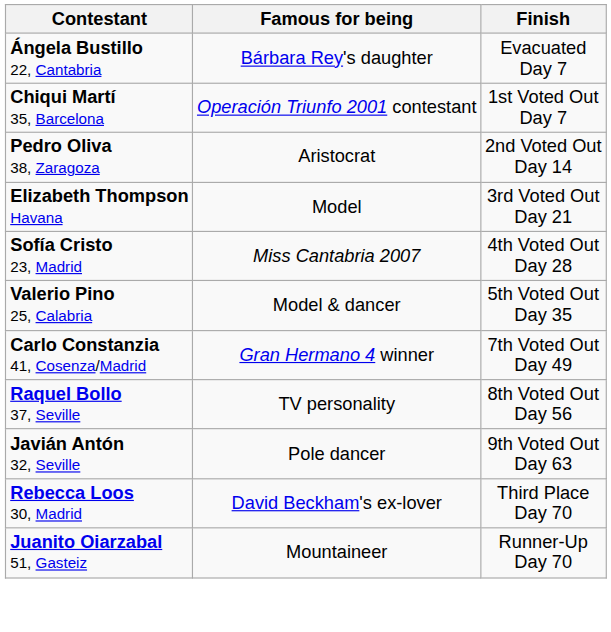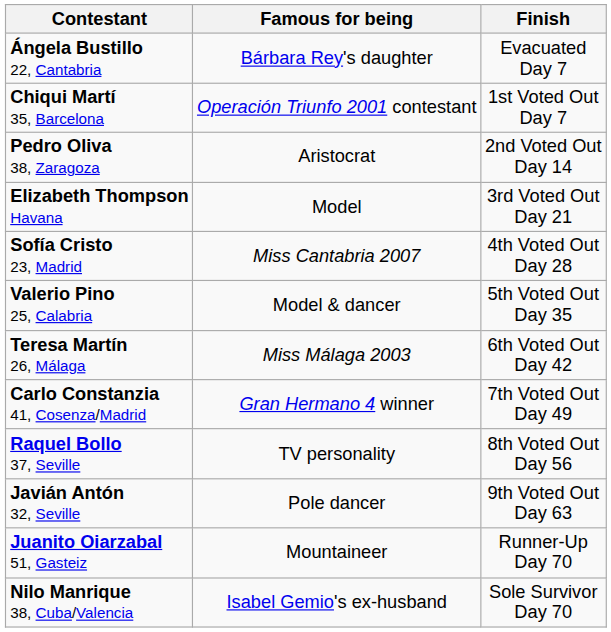+ row: (69, 354)
- row: (72, 503)
+ row: (72, 602)
